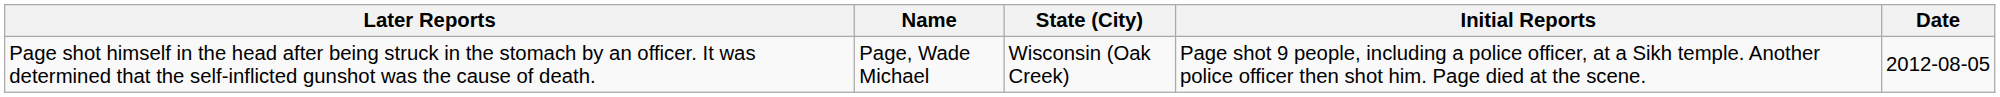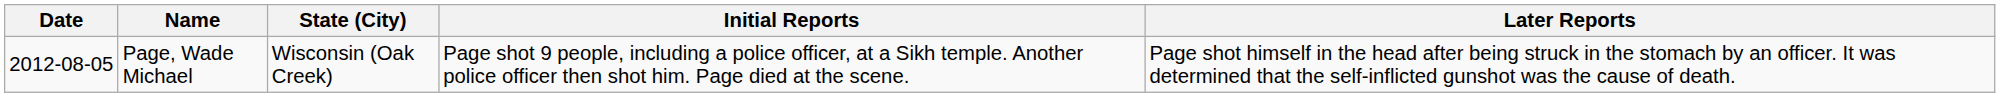columns swapped: (1938, 20) <-> (430, 20)
